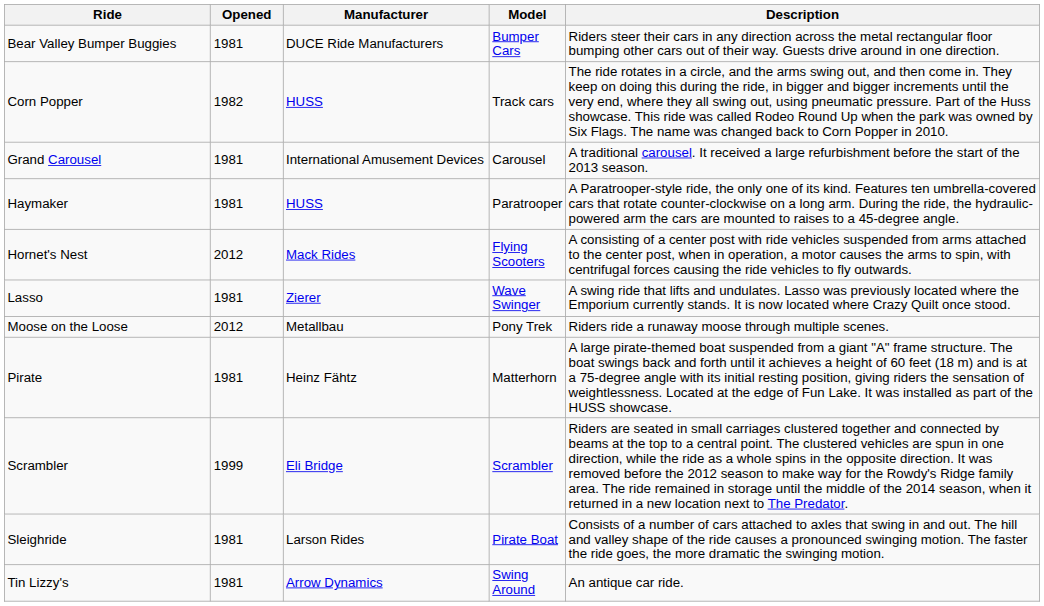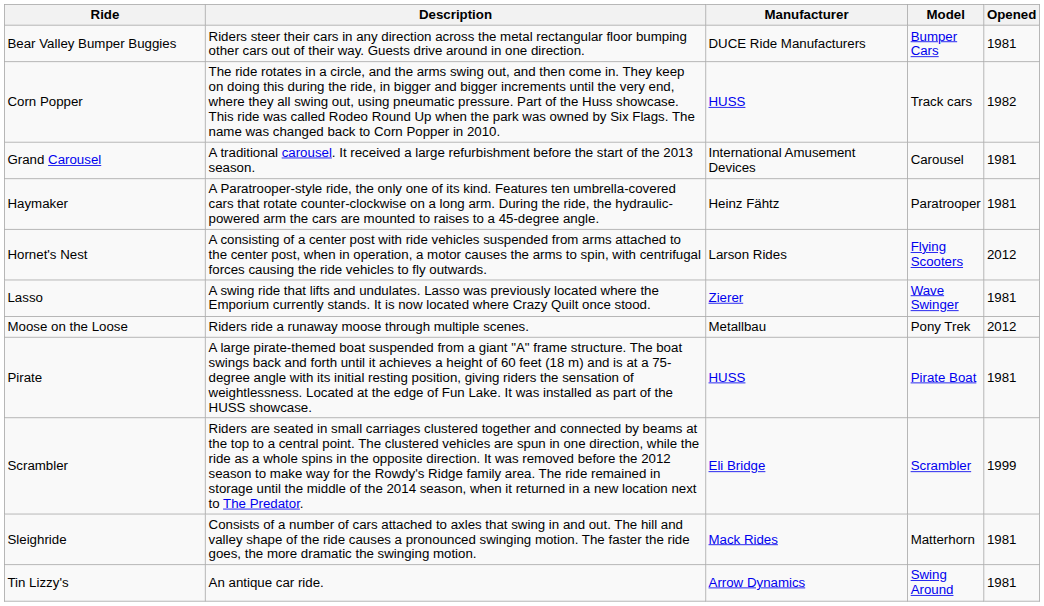columns swapped: (247, 15) <-> (802, 15)
(304, 203) HUSS -> (744, 203) Heinz Fähtz
(321, 254) Mack Rides -> (748, 254) Larson Rides
(321, 377) Heinz Fähtz -> (727, 377) HUSS
(524, 377) Matterhorn -> (943, 377) Pirate Boat
(325, 539) Larson Rides -> (743, 539) Mack Rides
(525, 539) Pirate Boat -> (943, 539) Matterhorn
